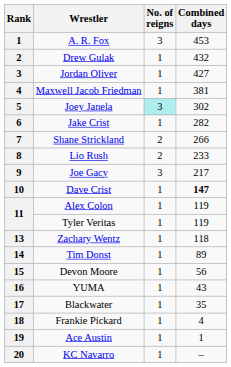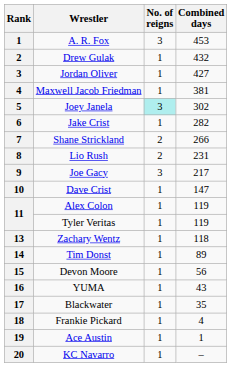(201, 156) 233 -> (201, 156) 231
(201, 189) bold -> (201, 189) normal
